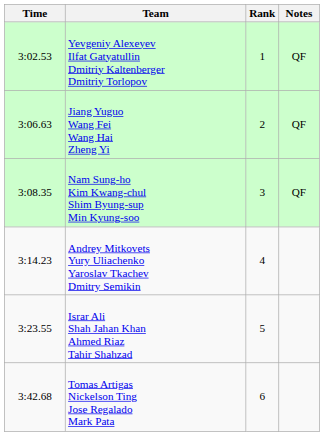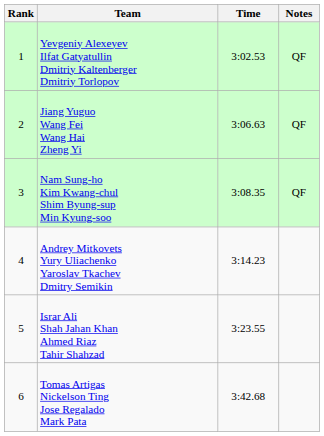columns swapped: (262, 13) <-> (35, 13)
